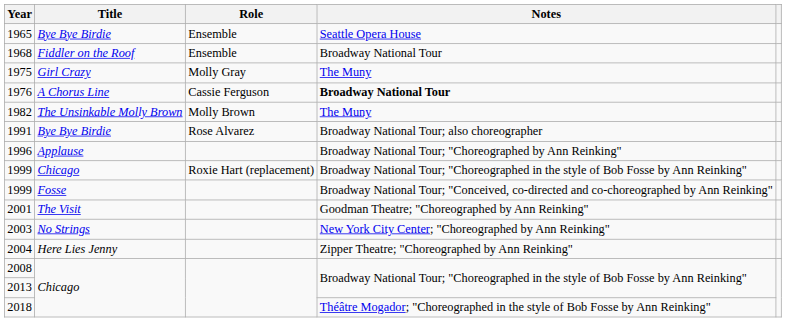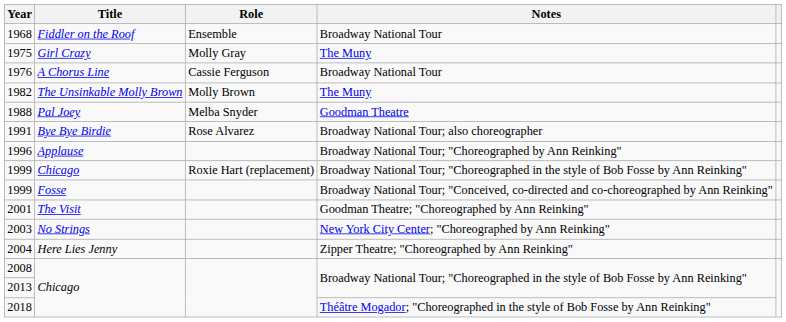- row: (20, 33)
(385, 92) bold -> (381, 72) normal
+ row: (20, 111)
